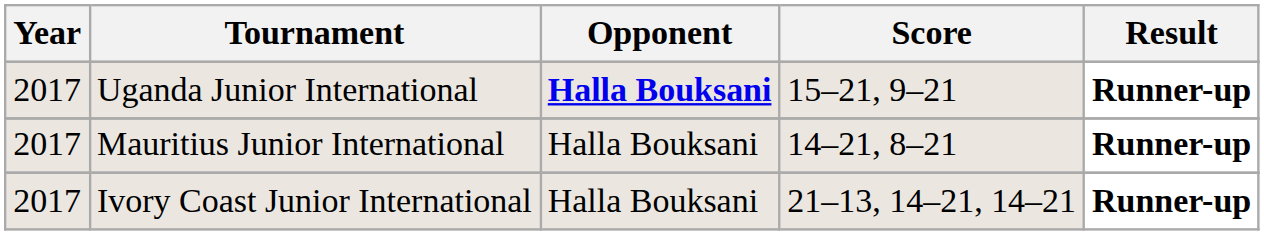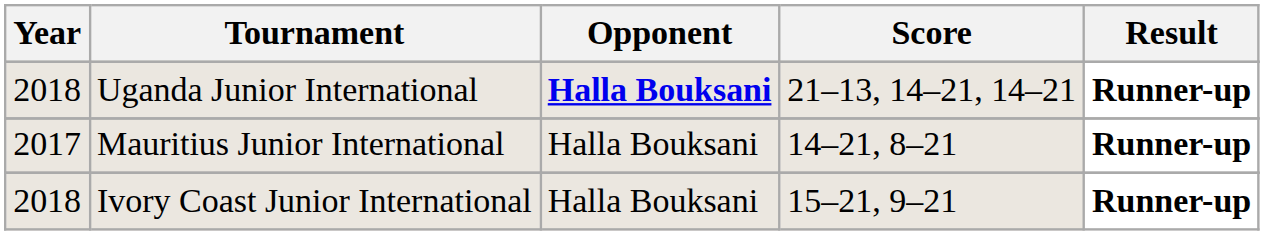(47, 88) 2017 -> (47, 88) 2018
(872, 88) 15–21, 9–21 -> (932, 88) 21–13, 14–21, 14–21
(47, 201) 2017 -> (47, 201) 2018
(932, 201) 21–13, 14–21, 14–21 -> (872, 201) 15–21, 9–21
